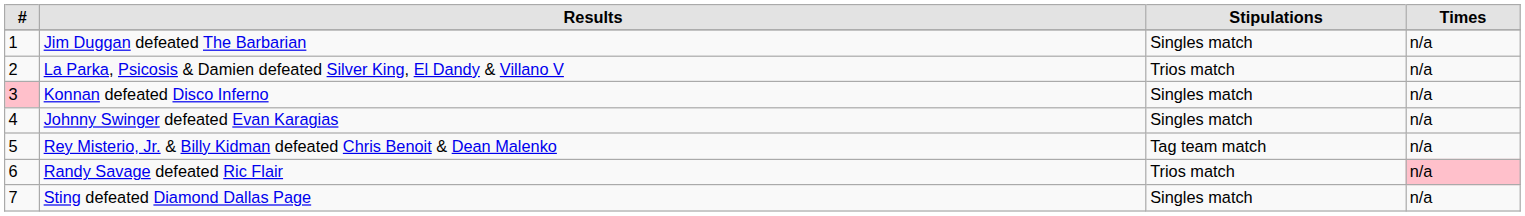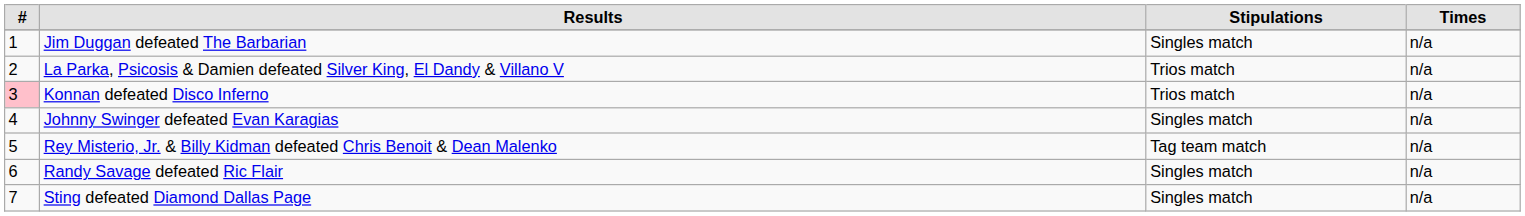(1201, 94) Singles match -> (1192, 94) Trios match
(1192, 171) Trios match -> (1201, 171) Singles match
(1421, 171) pink background -> (1421, 171) no background
